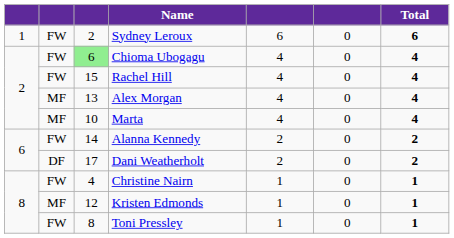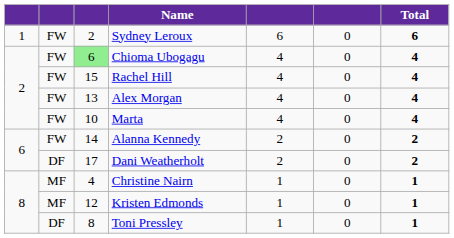(57, 98) MF -> (57, 98) FW
(57, 118) MF -> (57, 118) FW
(57, 181) FW -> (57, 181) MF
(57, 222) FW -> (57, 222) DF
